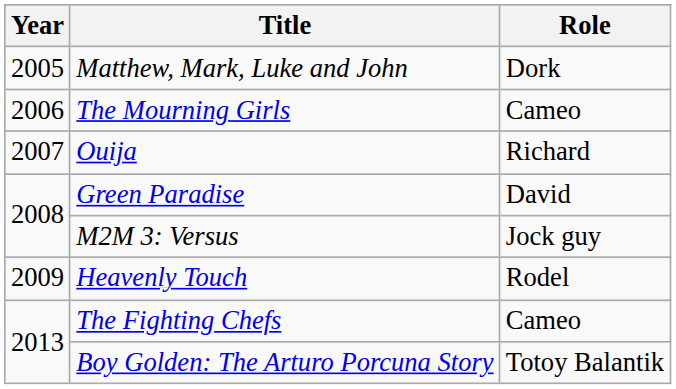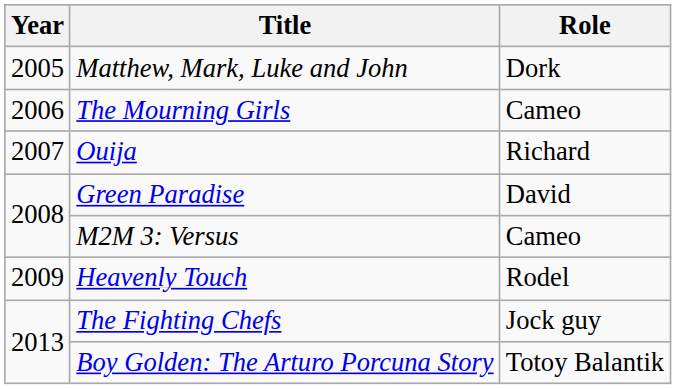(553, 236) Jock guy -> (543, 236) Cameo
(543, 320) Cameo -> (553, 320) Jock guy
